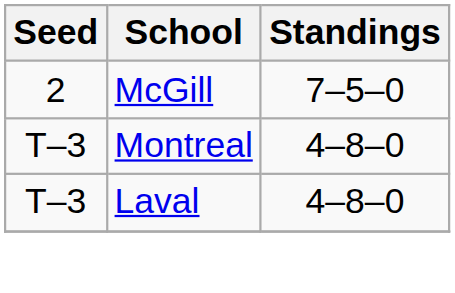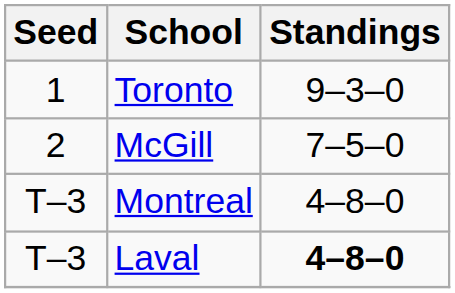+ row: (174, 88)
(355, 201) normal -> (355, 257) bold
